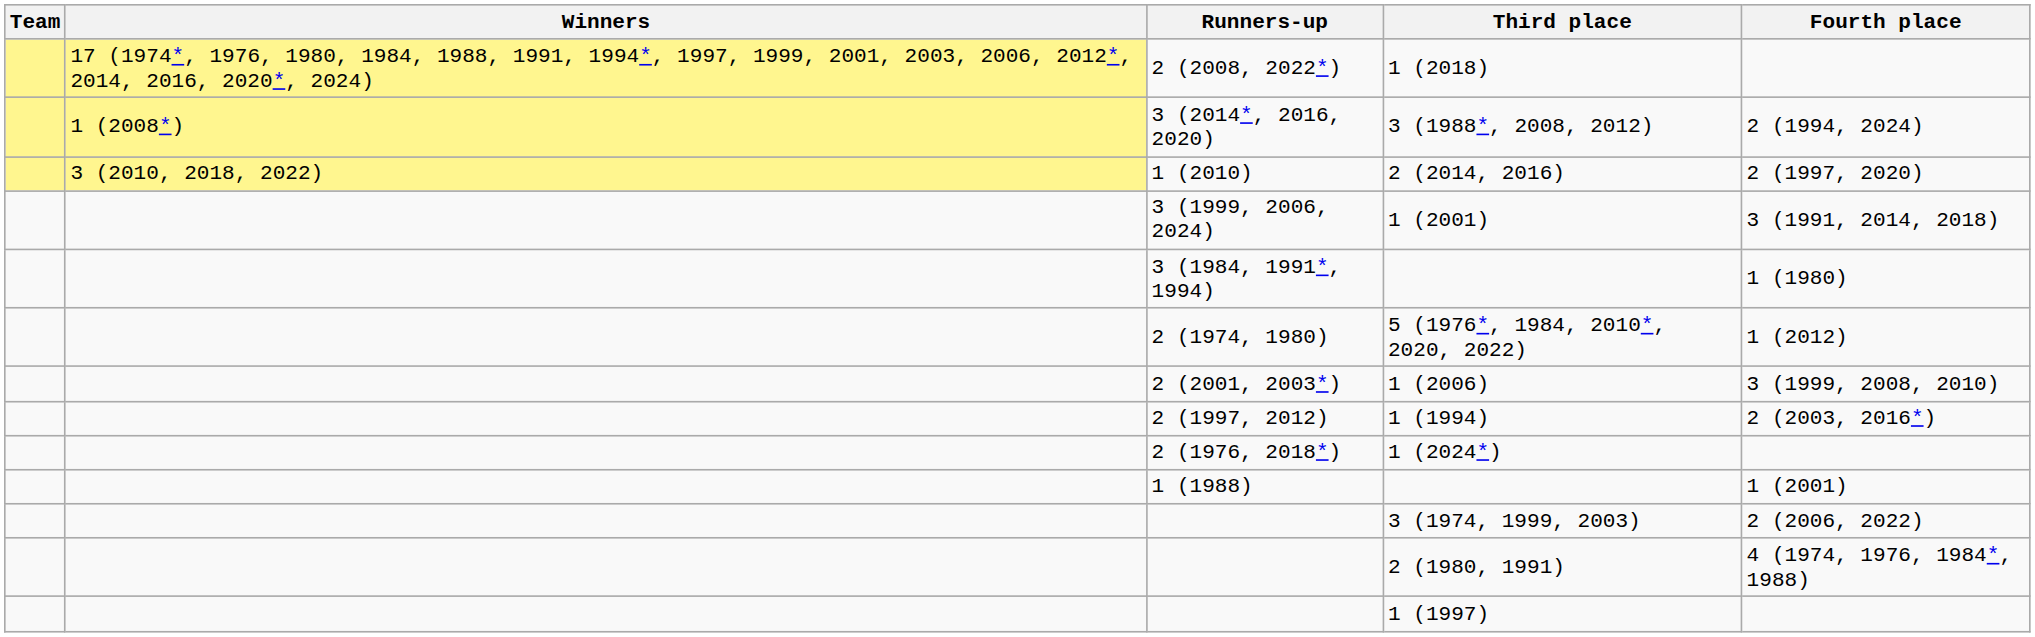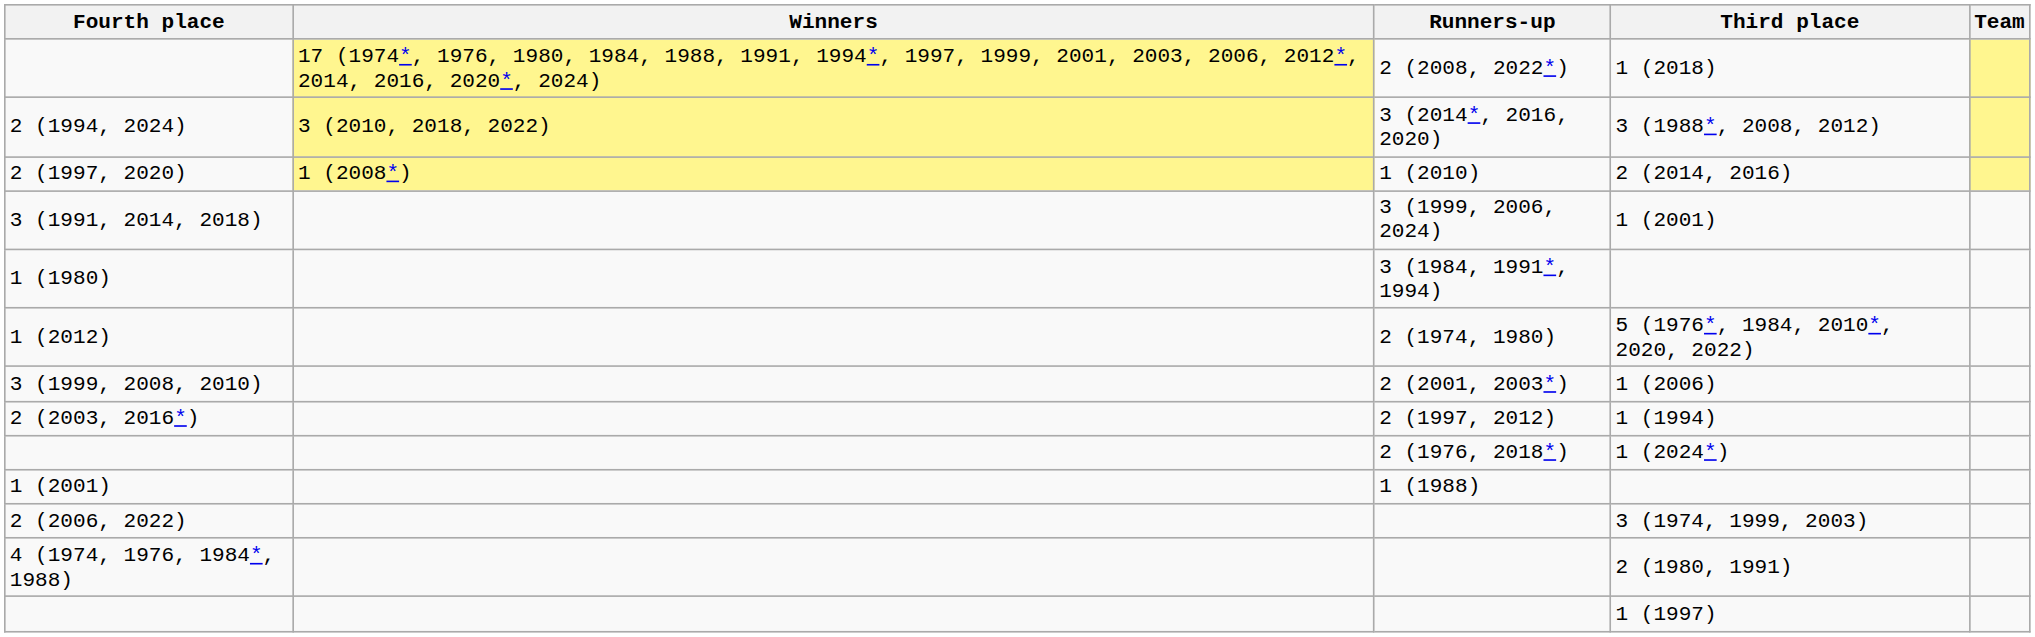columns swapped: (35, 22) <-> (1886, 22)
(127, 127) 1 (2008*) -> (424, 127) 3 (2010, 2018, 2022)
(197, 174) 3 (2010, 2018, 2022) -> (355, 174) 1 (2008*)
